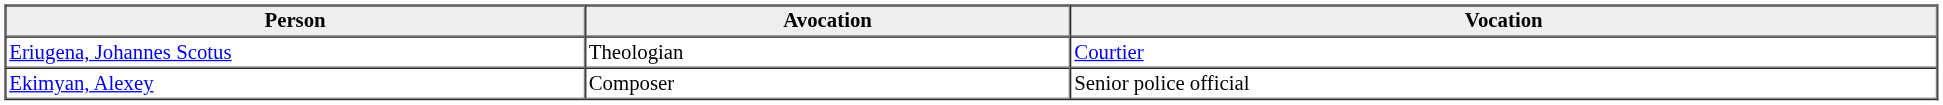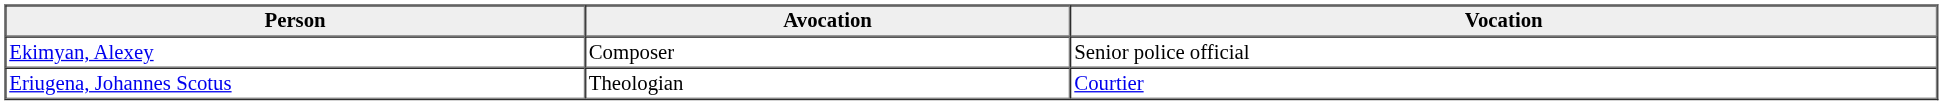rows swapped: (120, 51) <-> (81, 83)
